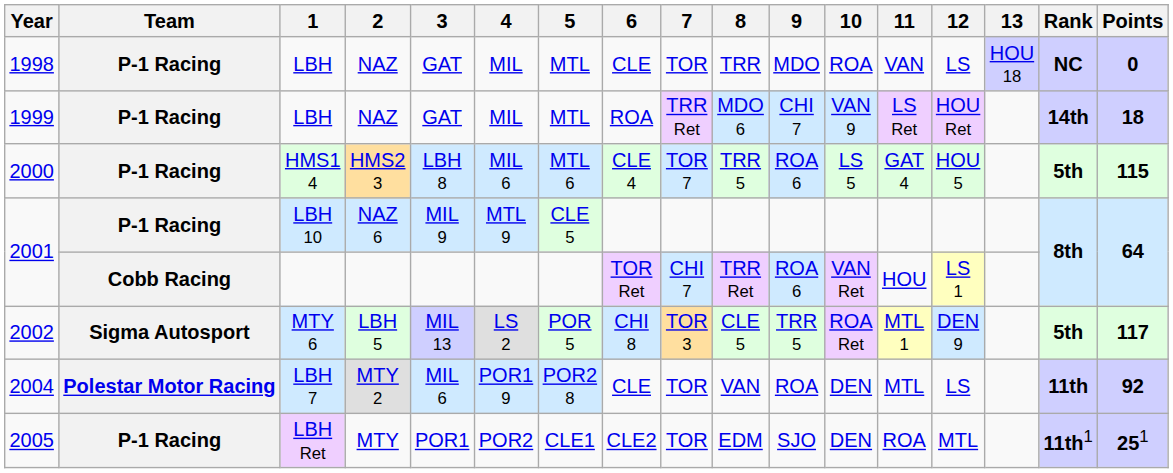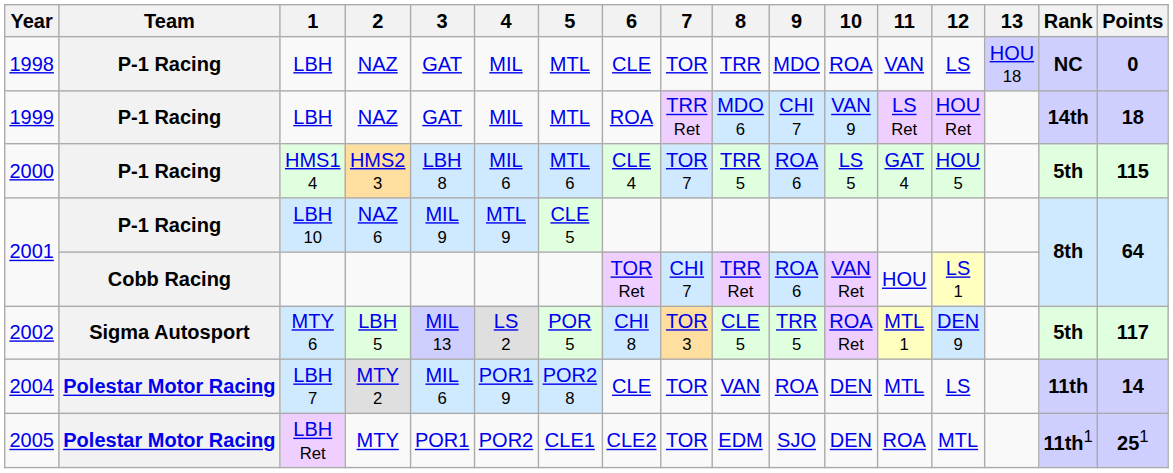(1133, 387) 92 -> (1133, 387) 14
(169, 441) P-1 Racing -> (169, 441) Polestar Motor Racing
